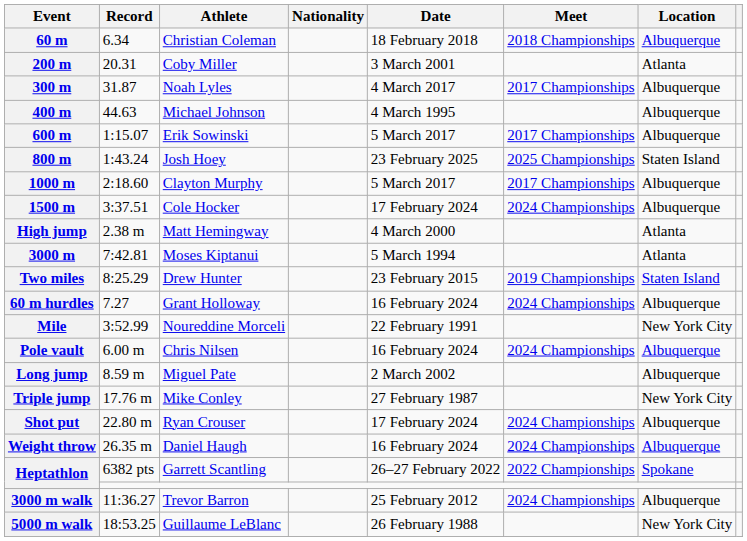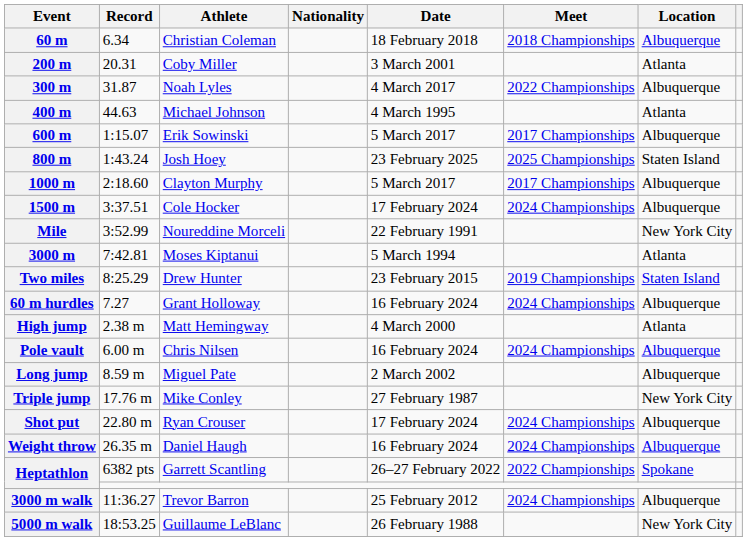(571, 87) 2017 Championships -> (571, 87) 2022 Championships
(681, 111) Albuquerque -> (664, 111) Atlanta
rows swapped: (52, 326) <-> (52, 231)
